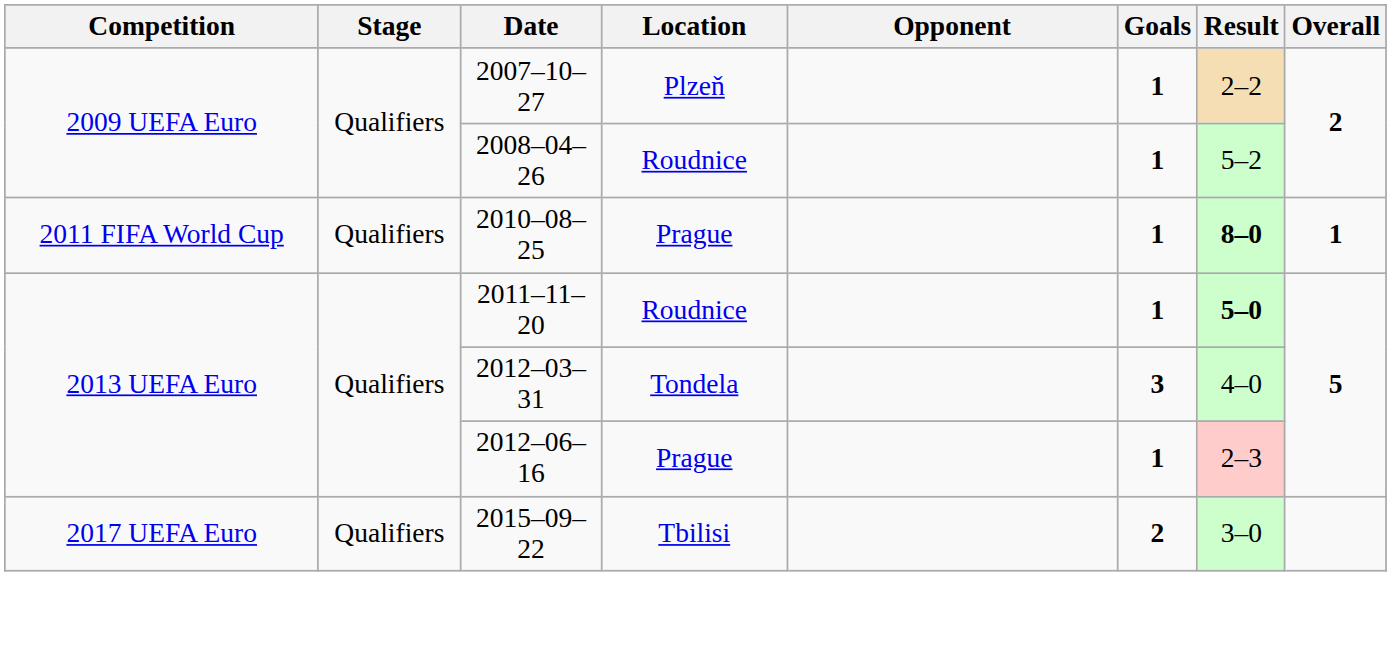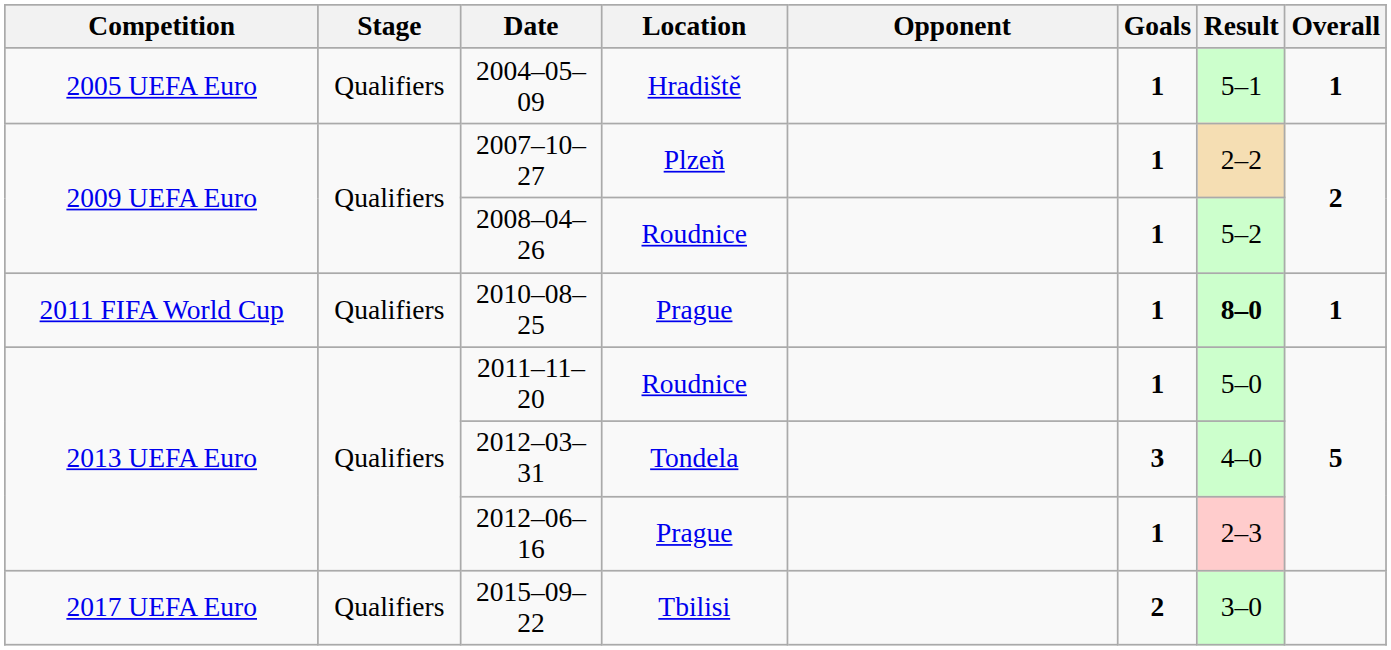+ row: (531, 85)
(1241, 309) bold -> (1241, 383) normal
